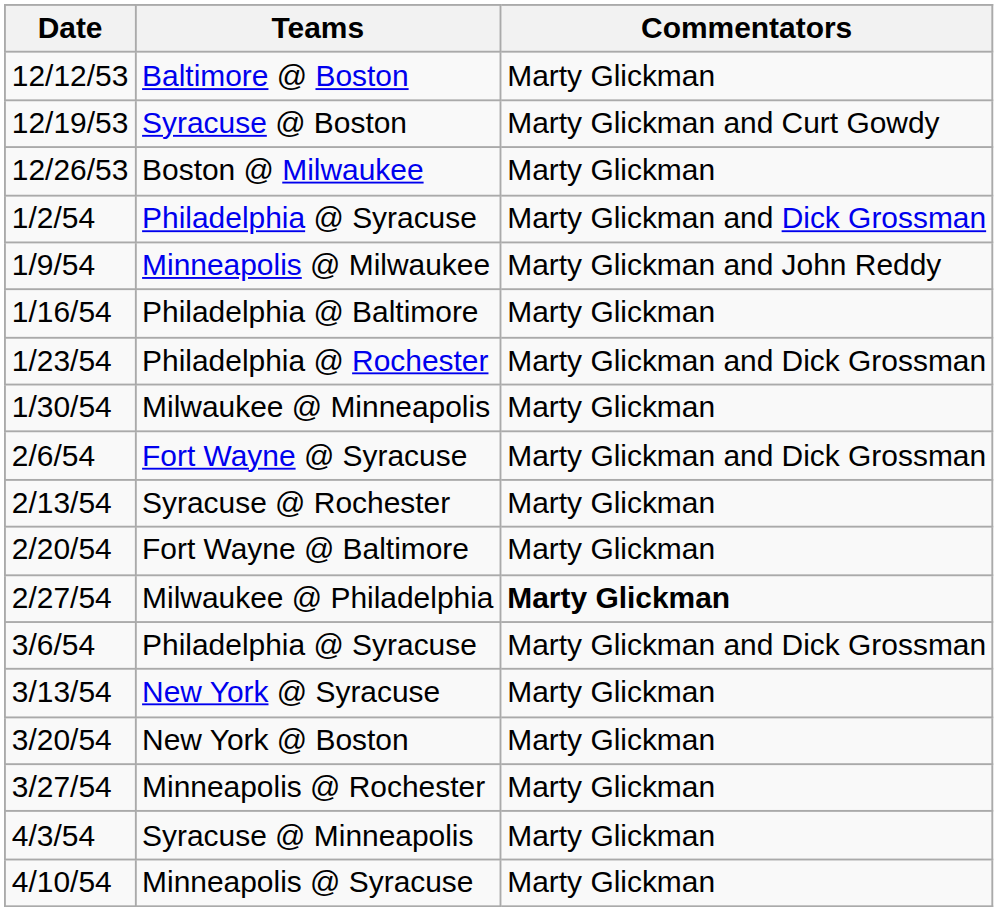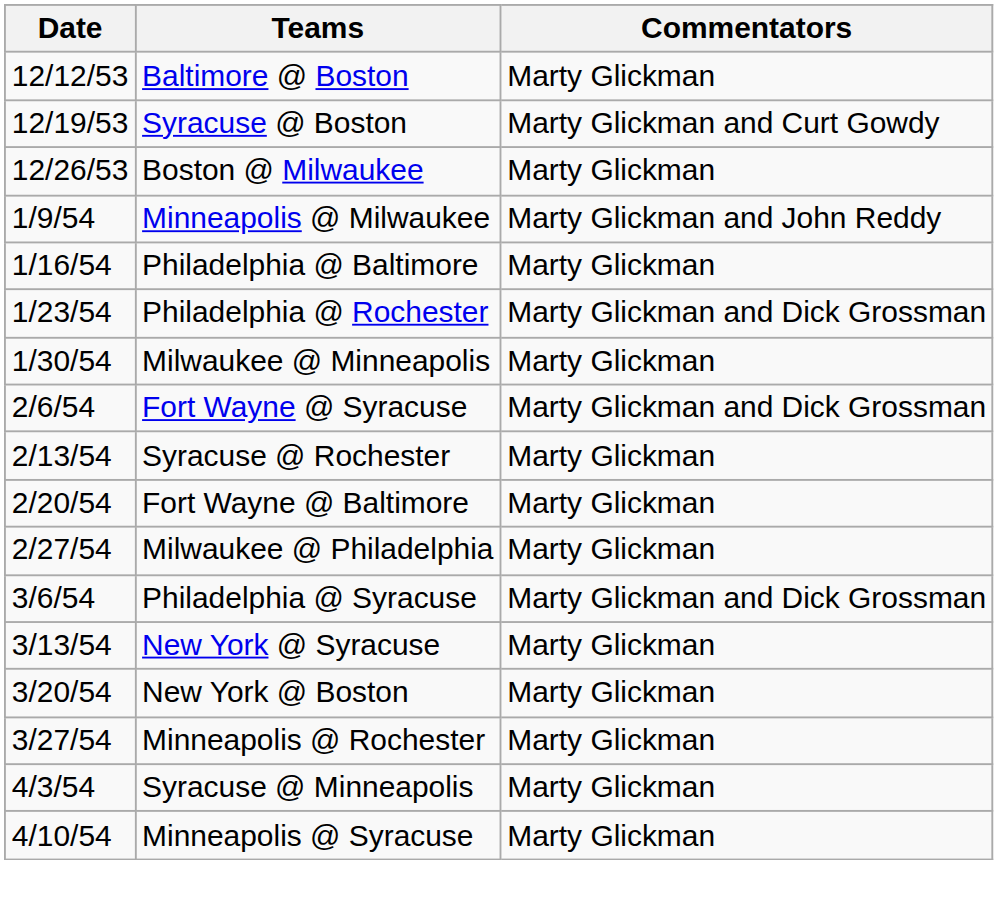- row: (53, 218)
(619, 597) bold -> (611, 550) normal
